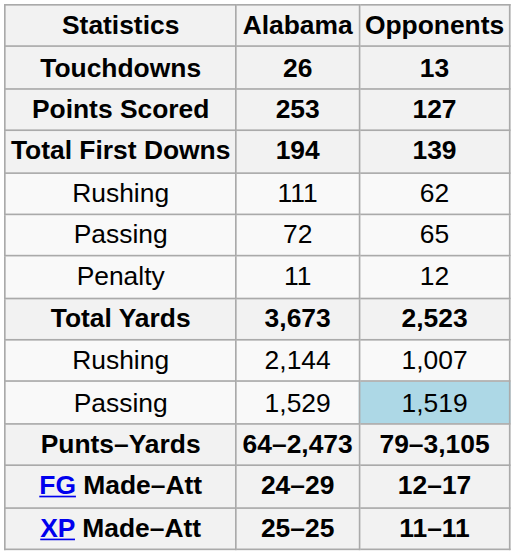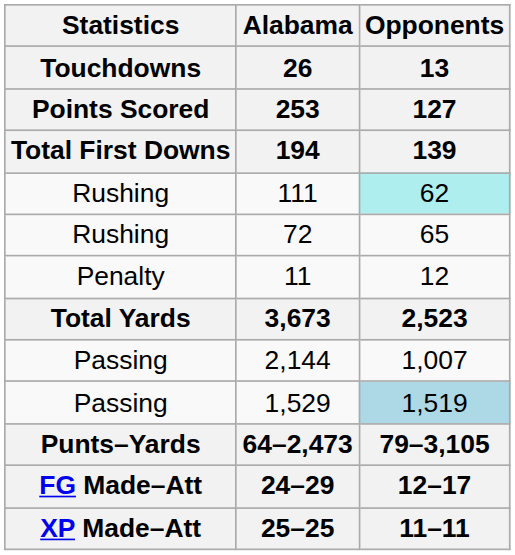(435, 192) no background -> (435, 192) paleturquoise background
(121, 234) Passing -> (121, 234) Rushing
(121, 360) Rushing -> (121, 360) Passing
